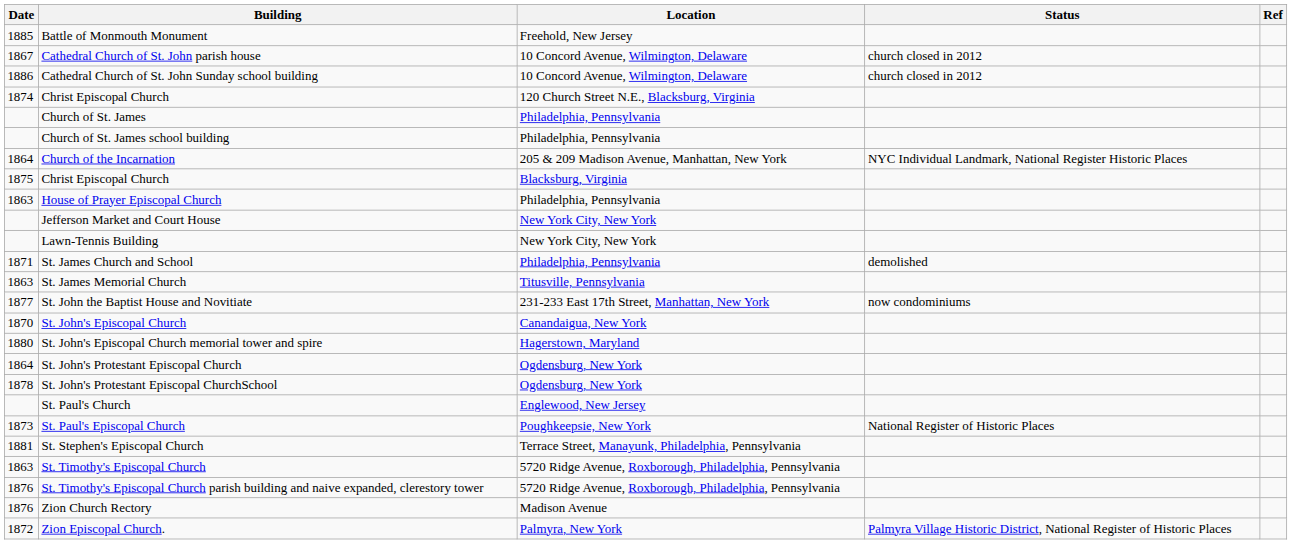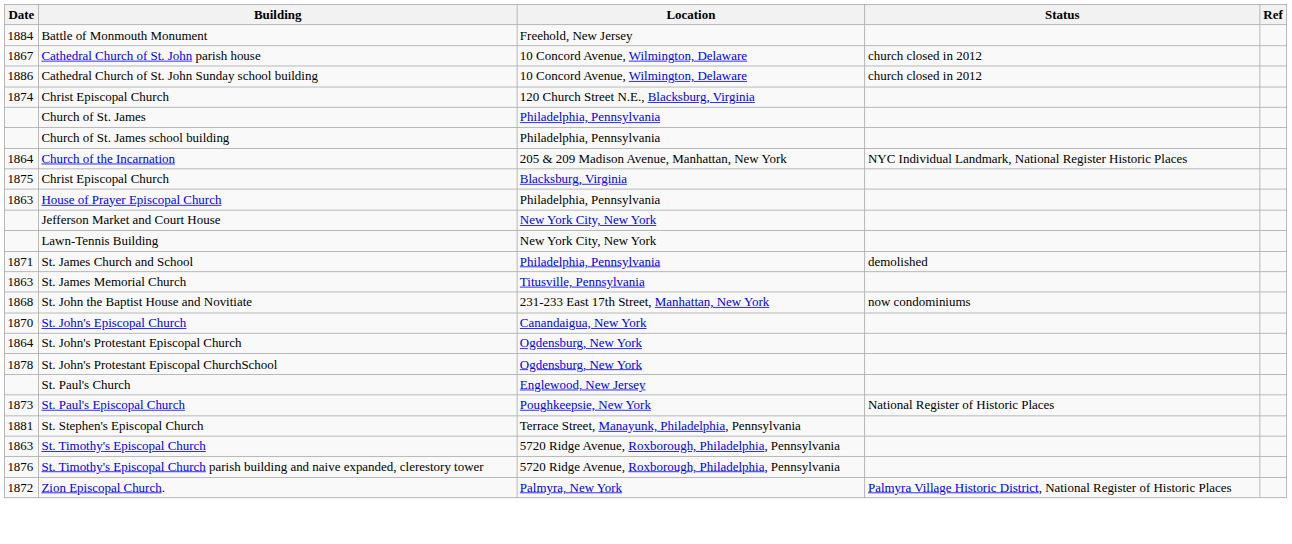(20, 35) 1885 -> (20, 35) 1884
(20, 302) 1877 -> (20, 302) 1868
- row: (182, 343)
- row: (97, 508)
